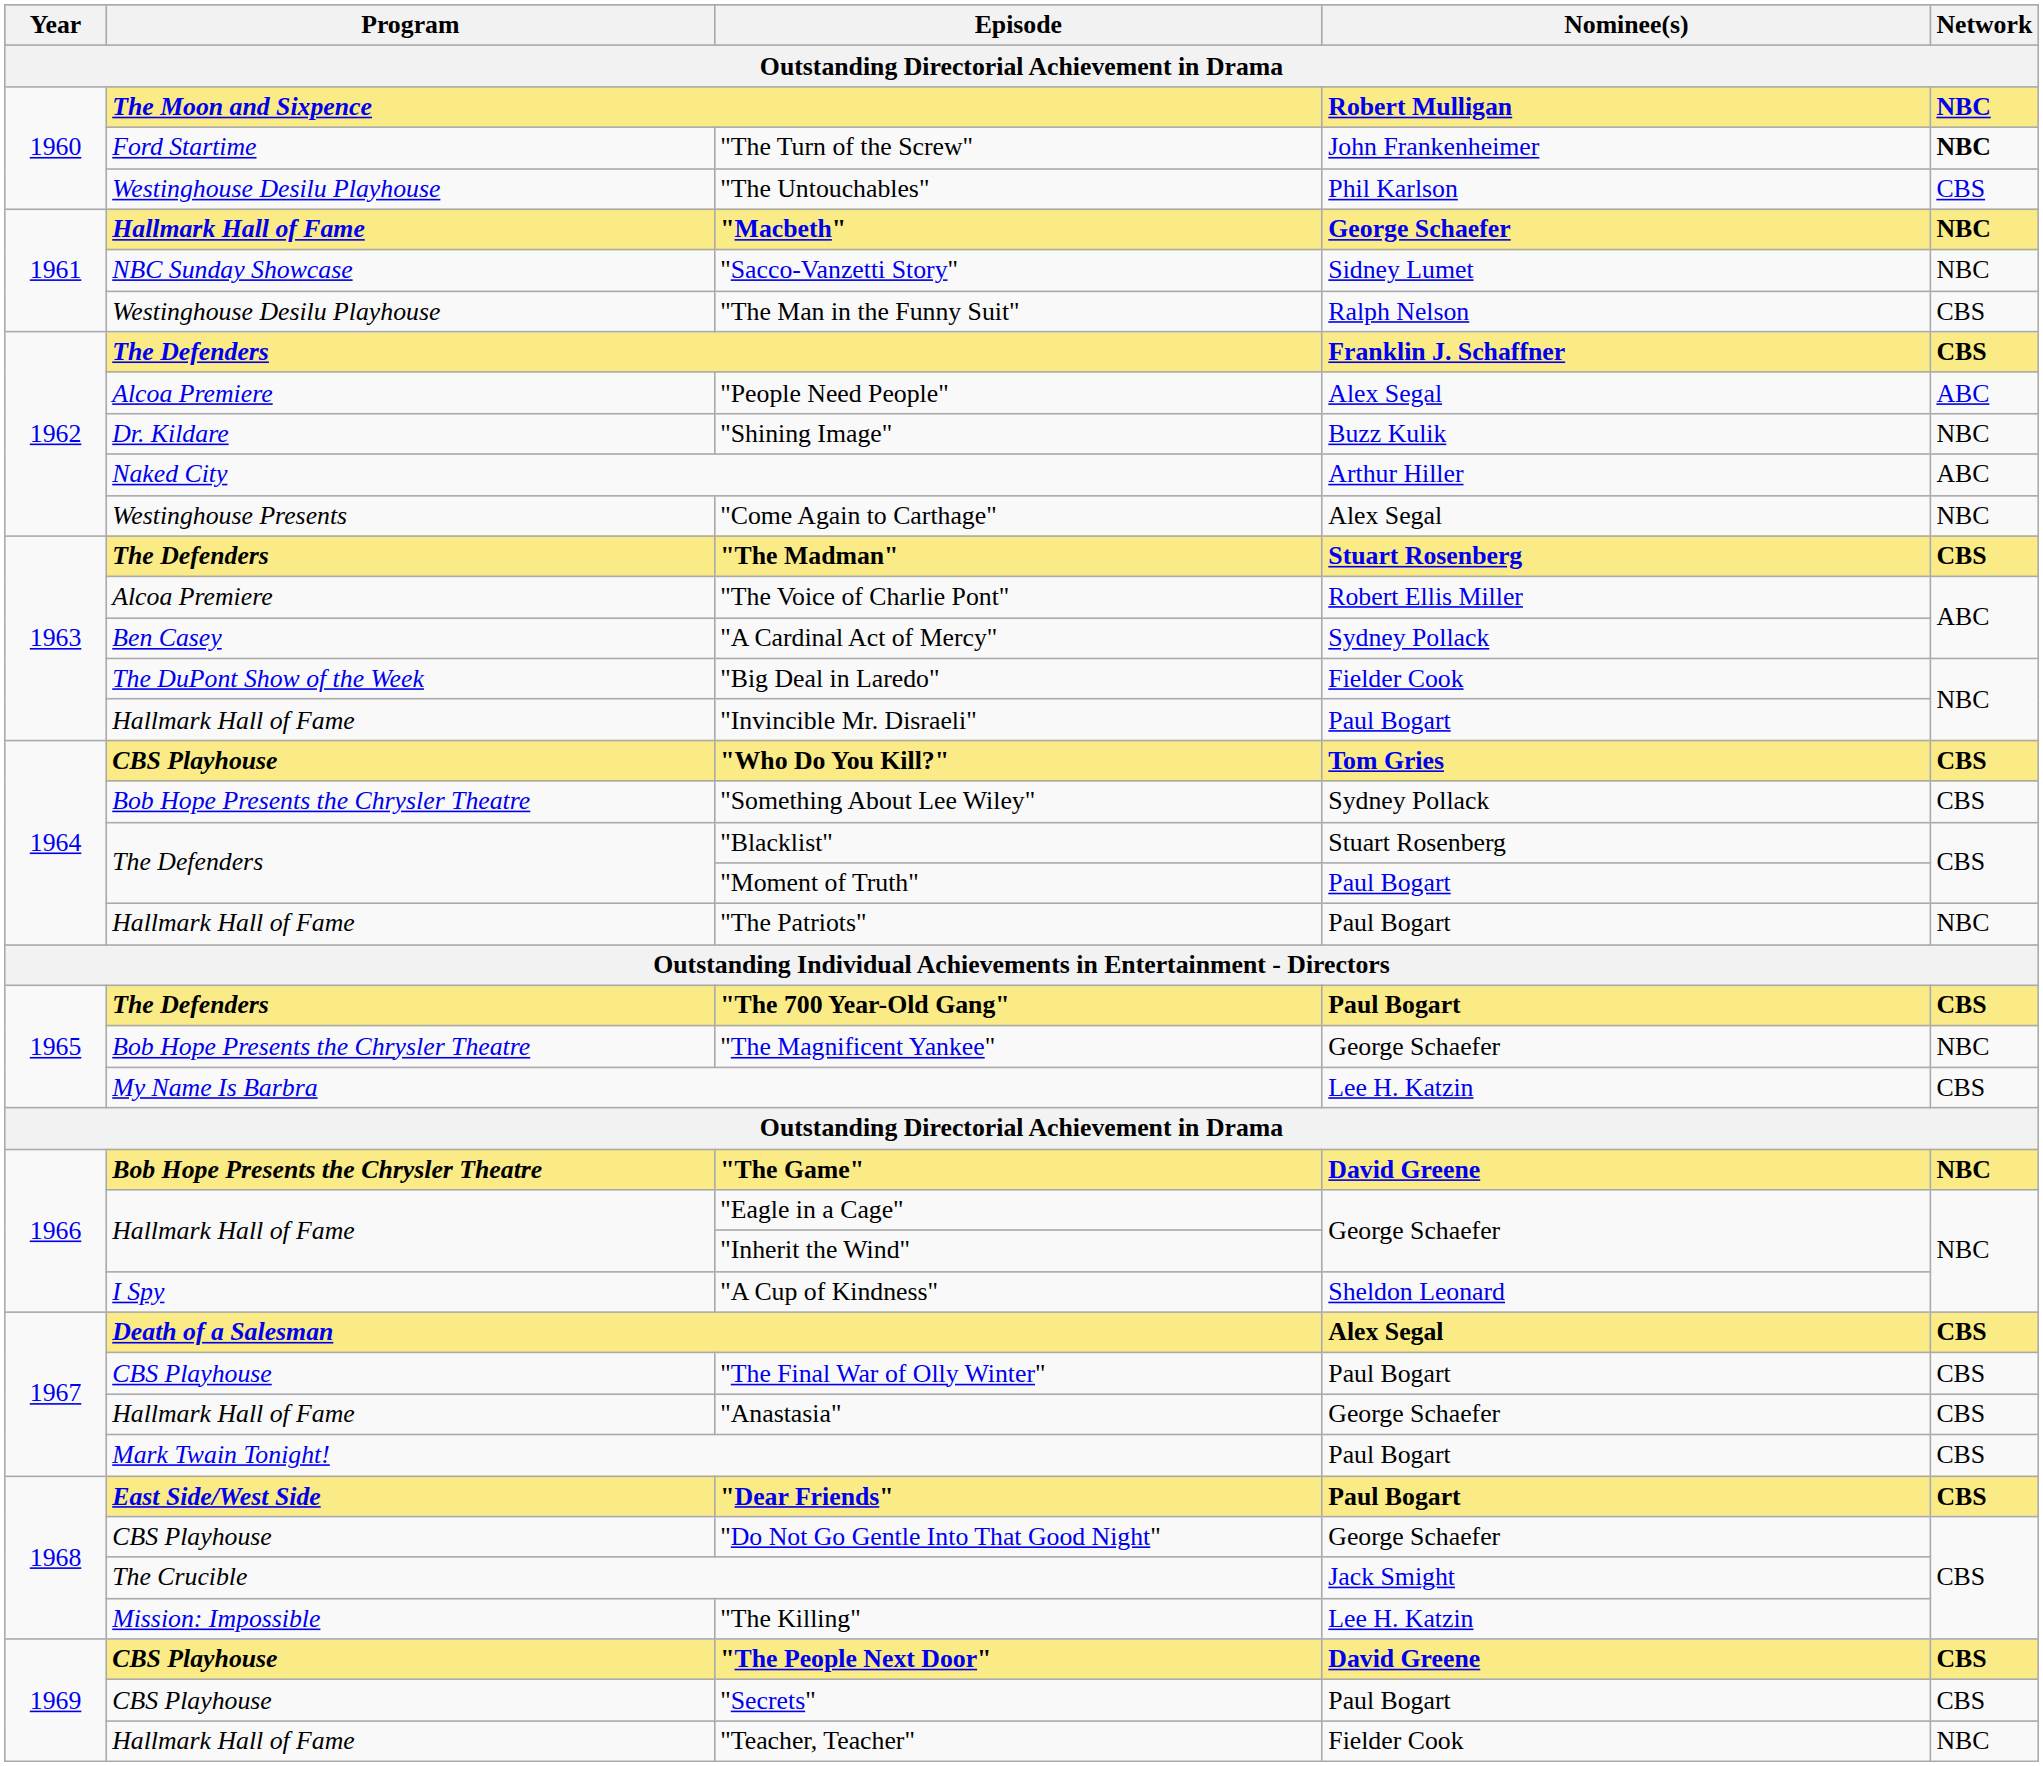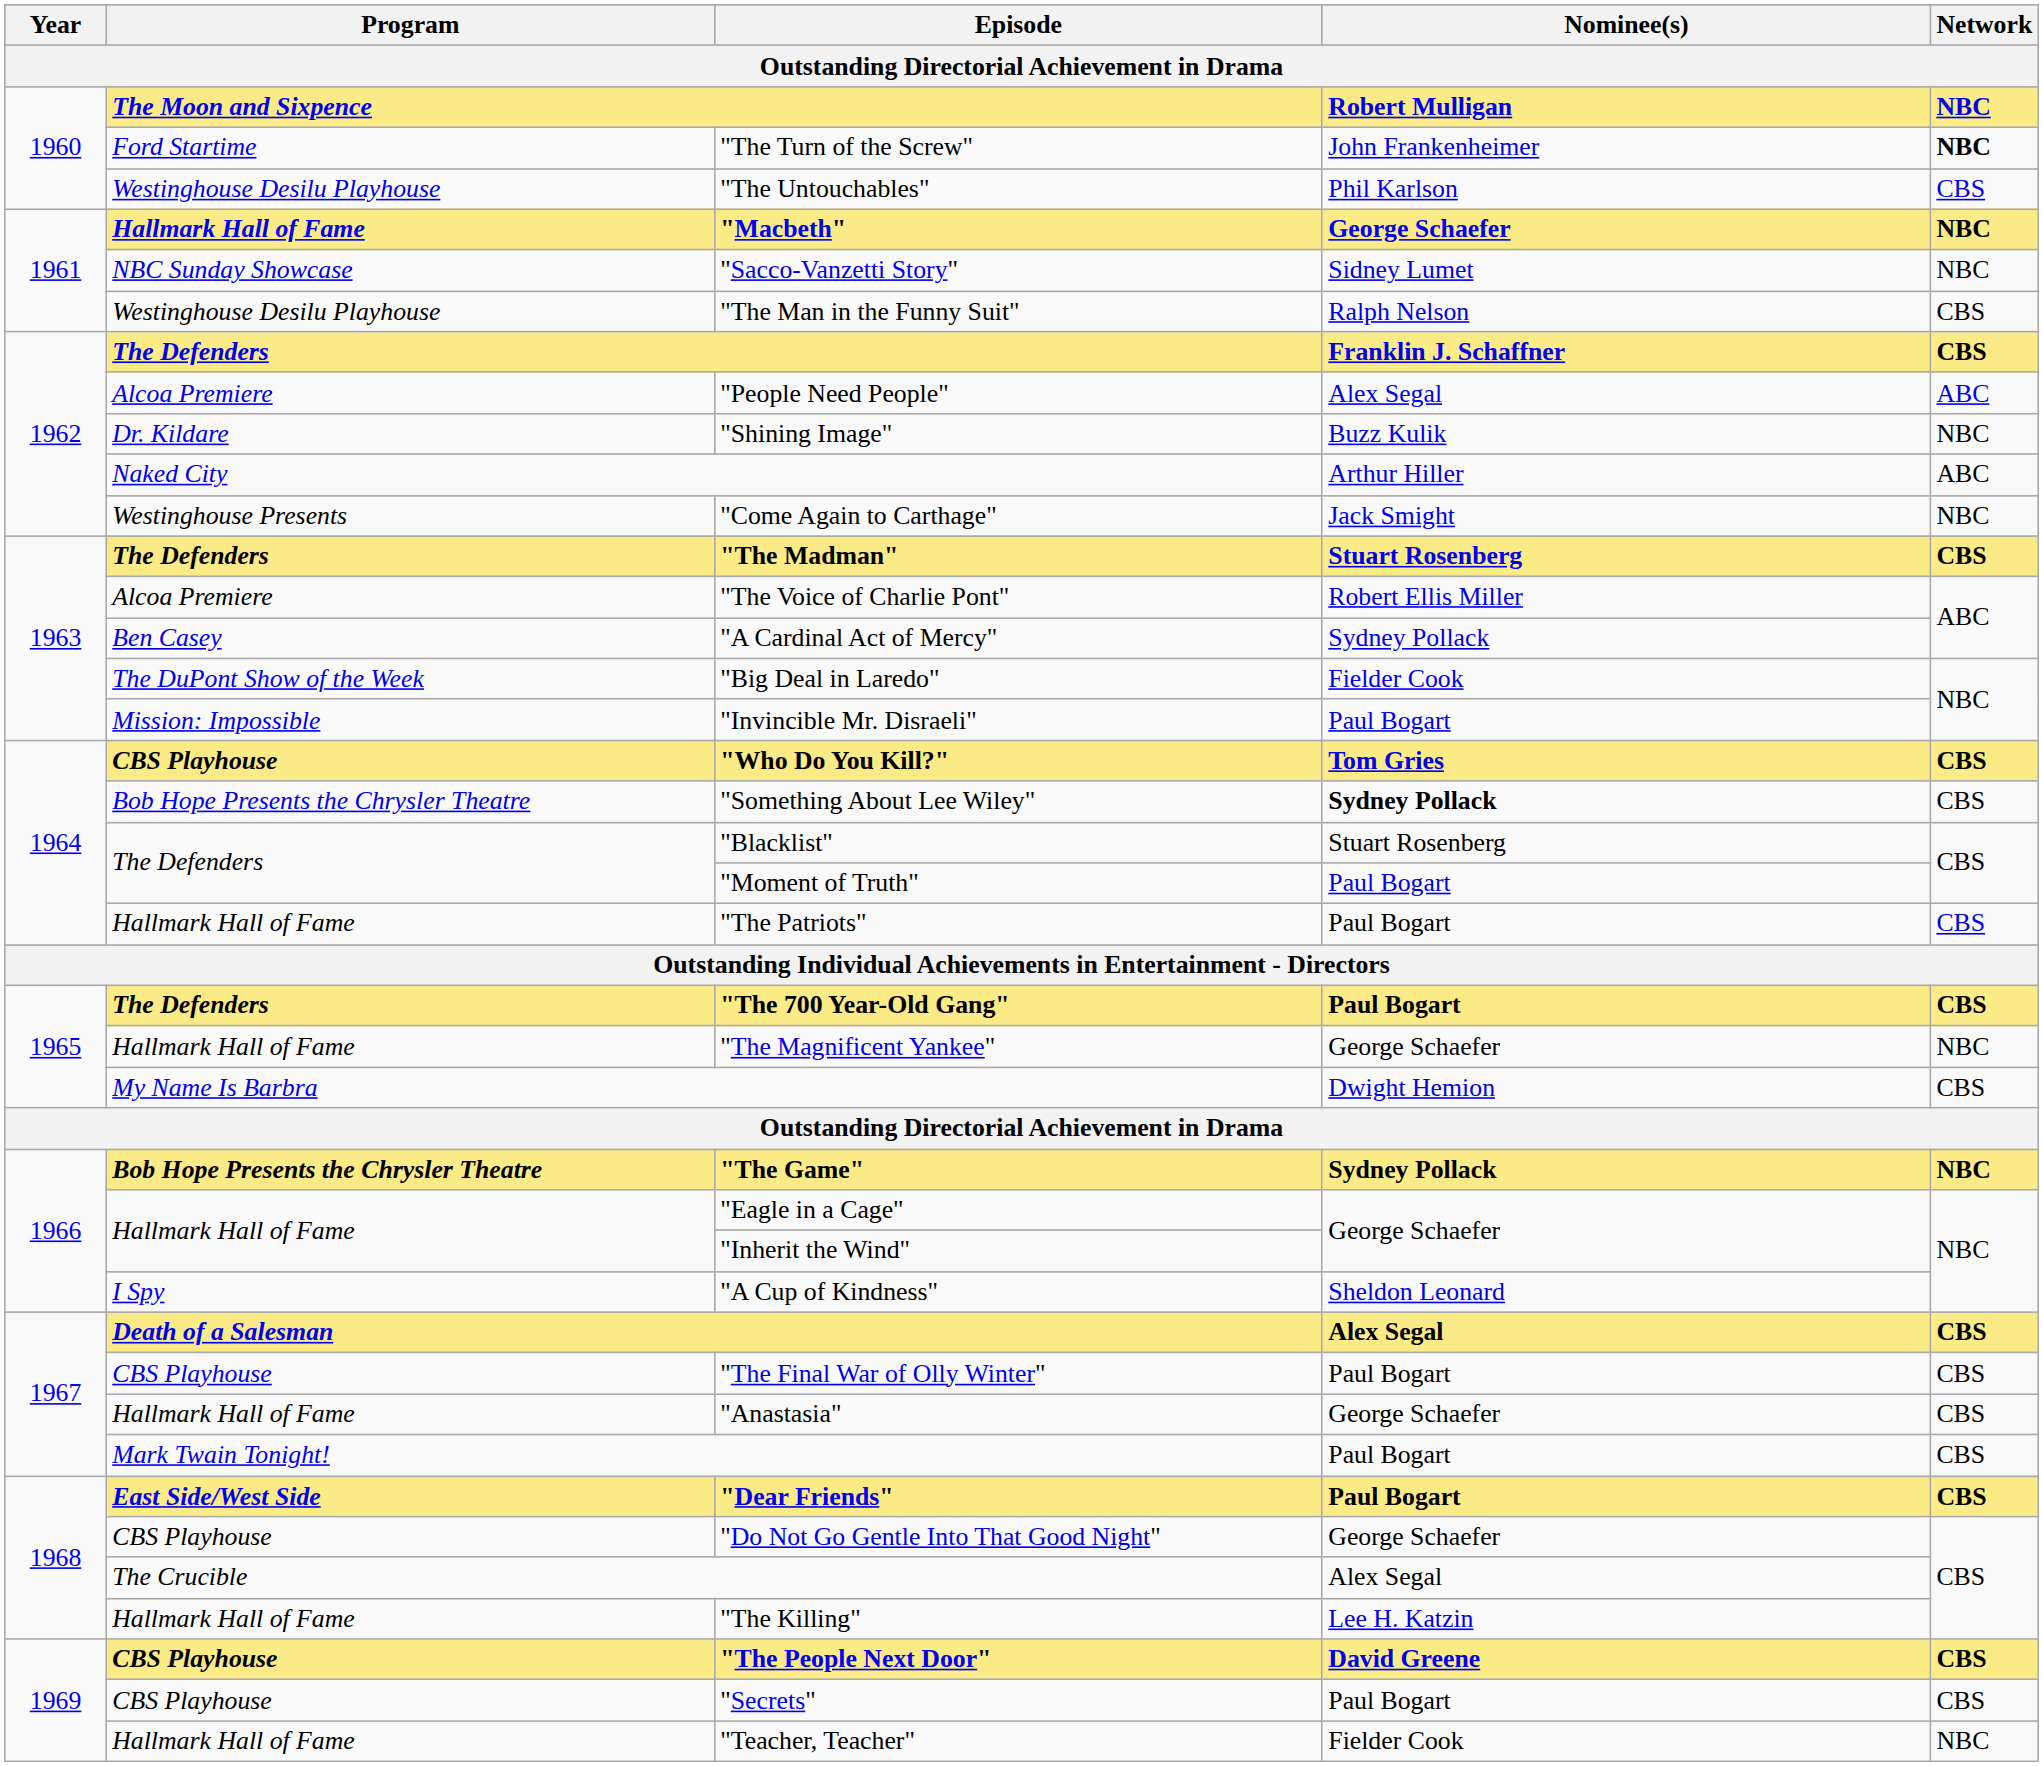(1385, 515) Alex Segal -> (1392, 515) Jack Smight
(234, 719) Hallmark Hall of Fame -> (216, 719) Mission: Impossible
(1409, 801) normal -> (1412, 801) bold
(1963, 923) NBC -> (1961, 923) CBS
(321, 1046) Bob Hope Presents the Chrysler Theatre -> (234, 1046) Hallmark Hall of Fame
(1401, 1087) Lee H. Katzin -> (1412, 1087) Dwight Hemion
(1404, 1168) David Greene -> (1412, 1168) Sydney Pollack
(1392, 1577) Jack Smight -> (1385, 1577) Alex Segal
(216, 1618) Mission: Impossible -> (234, 1618) Hallmark Hall of Fame
